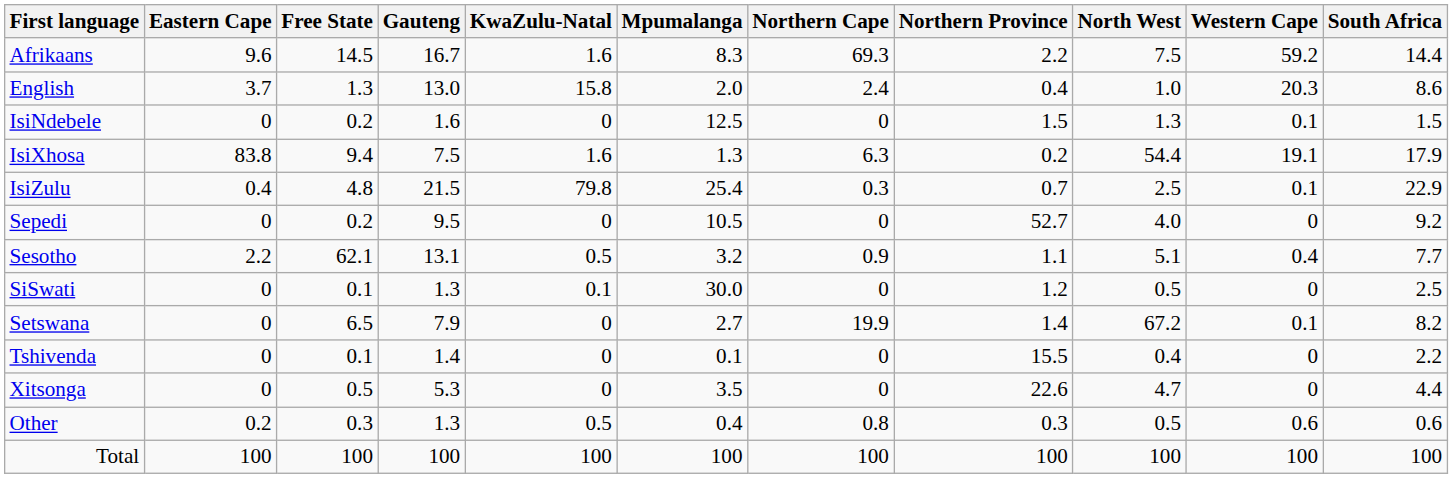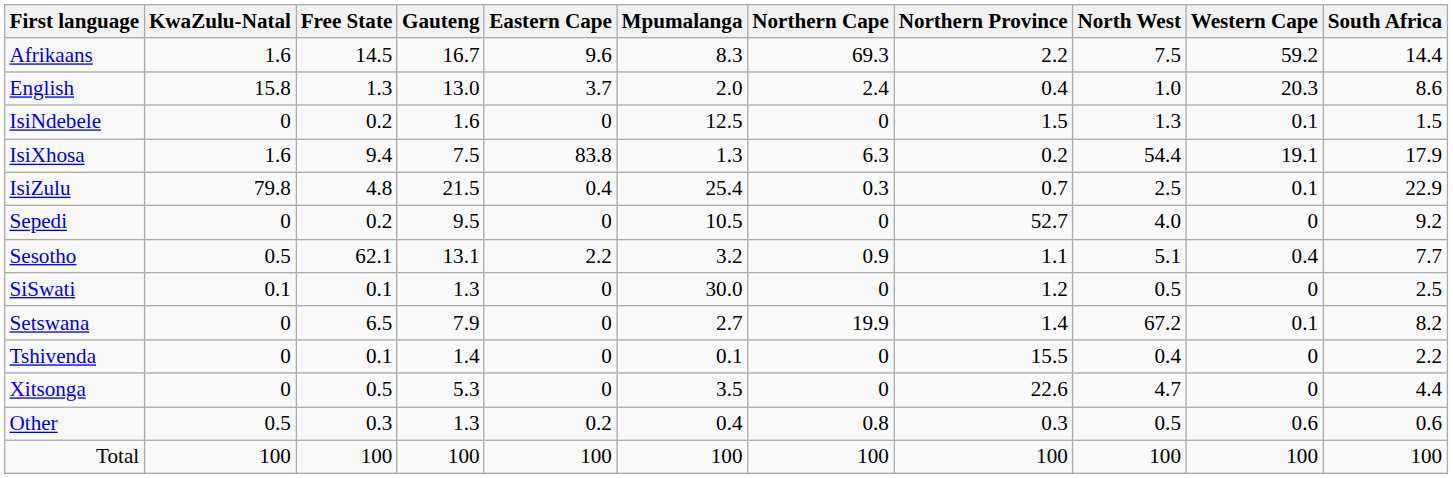columns swapped: (210, 21) <-> (541, 21)
